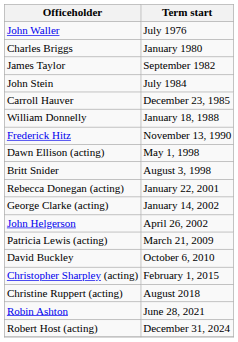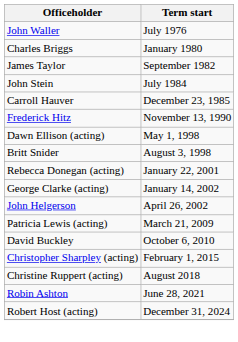- row: (47, 118)
